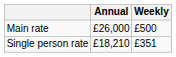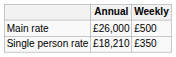(145, 44) £351 -> (145, 44) £350
